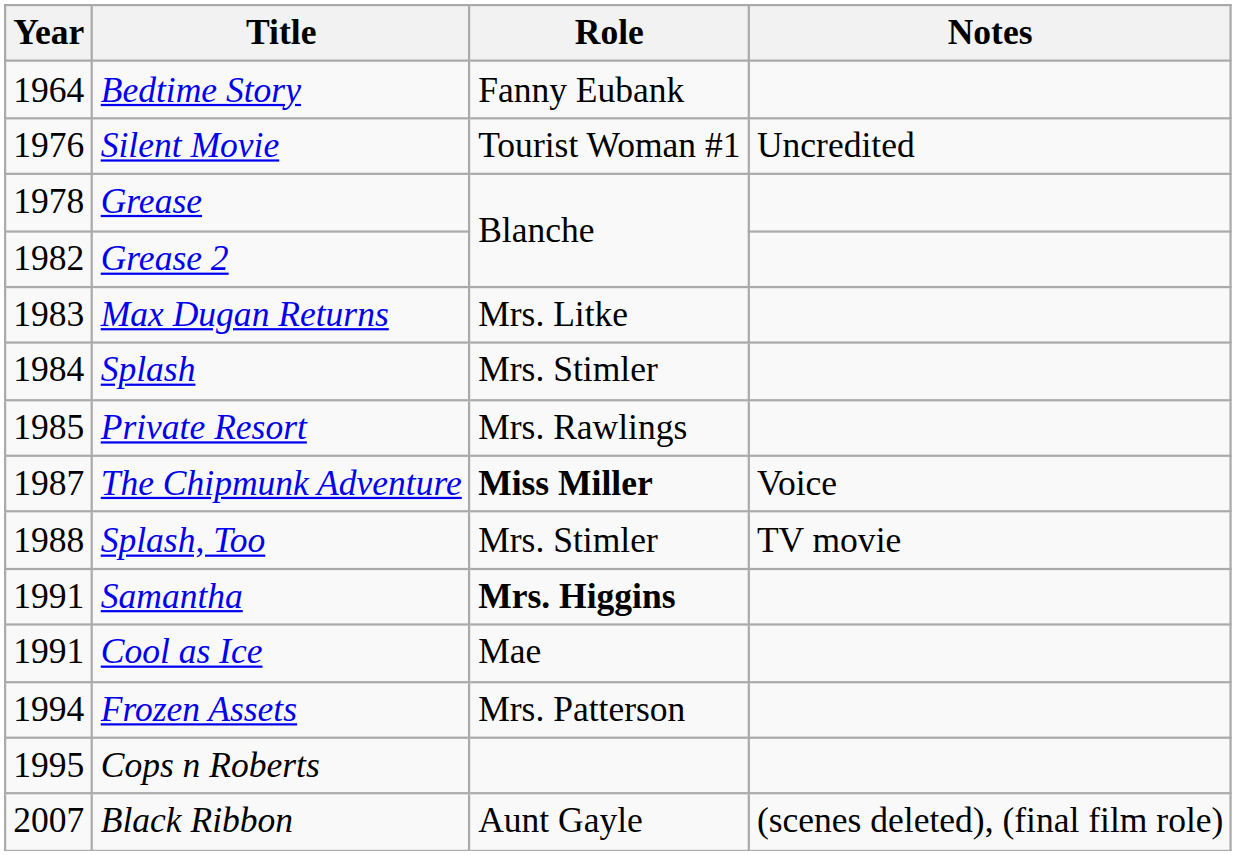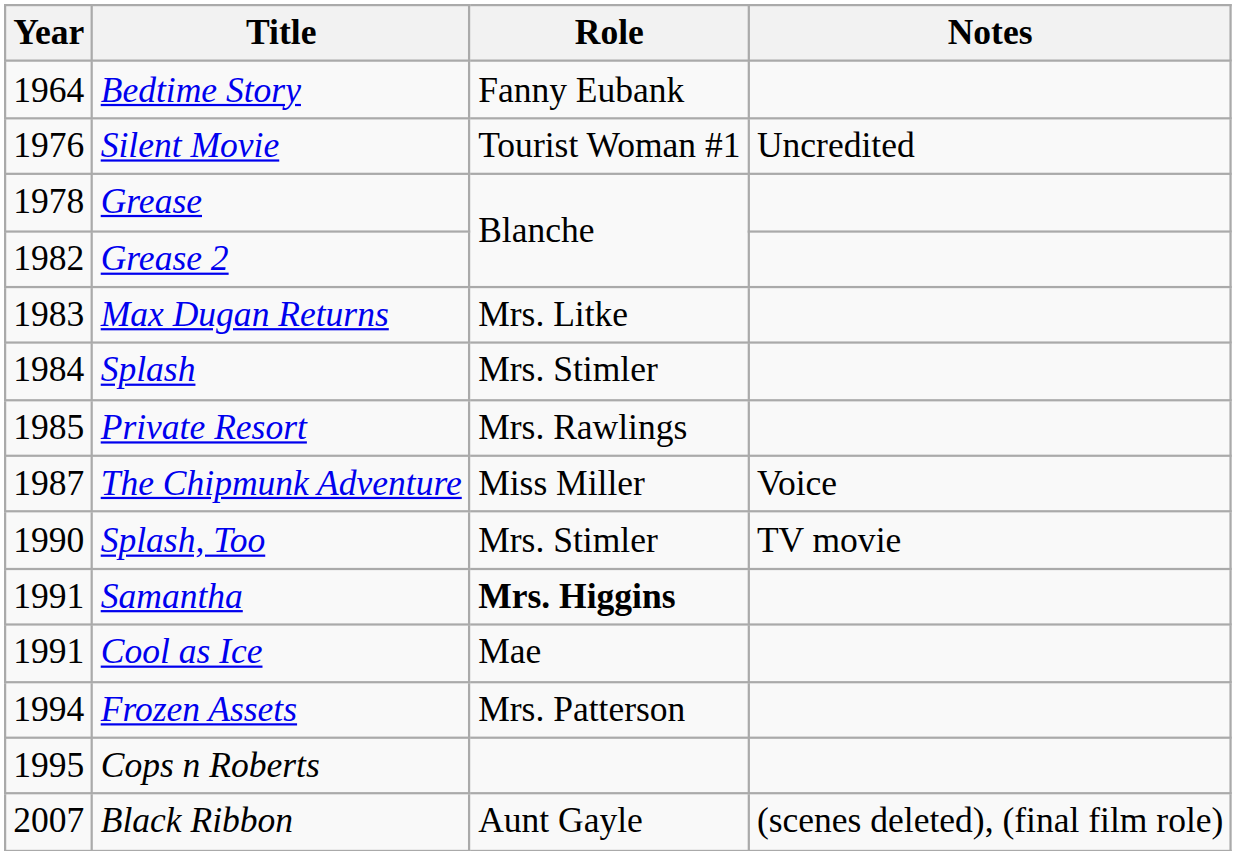(565, 483) bold -> (562, 483) normal
(49, 539) 1988 -> (49, 539) 1990
